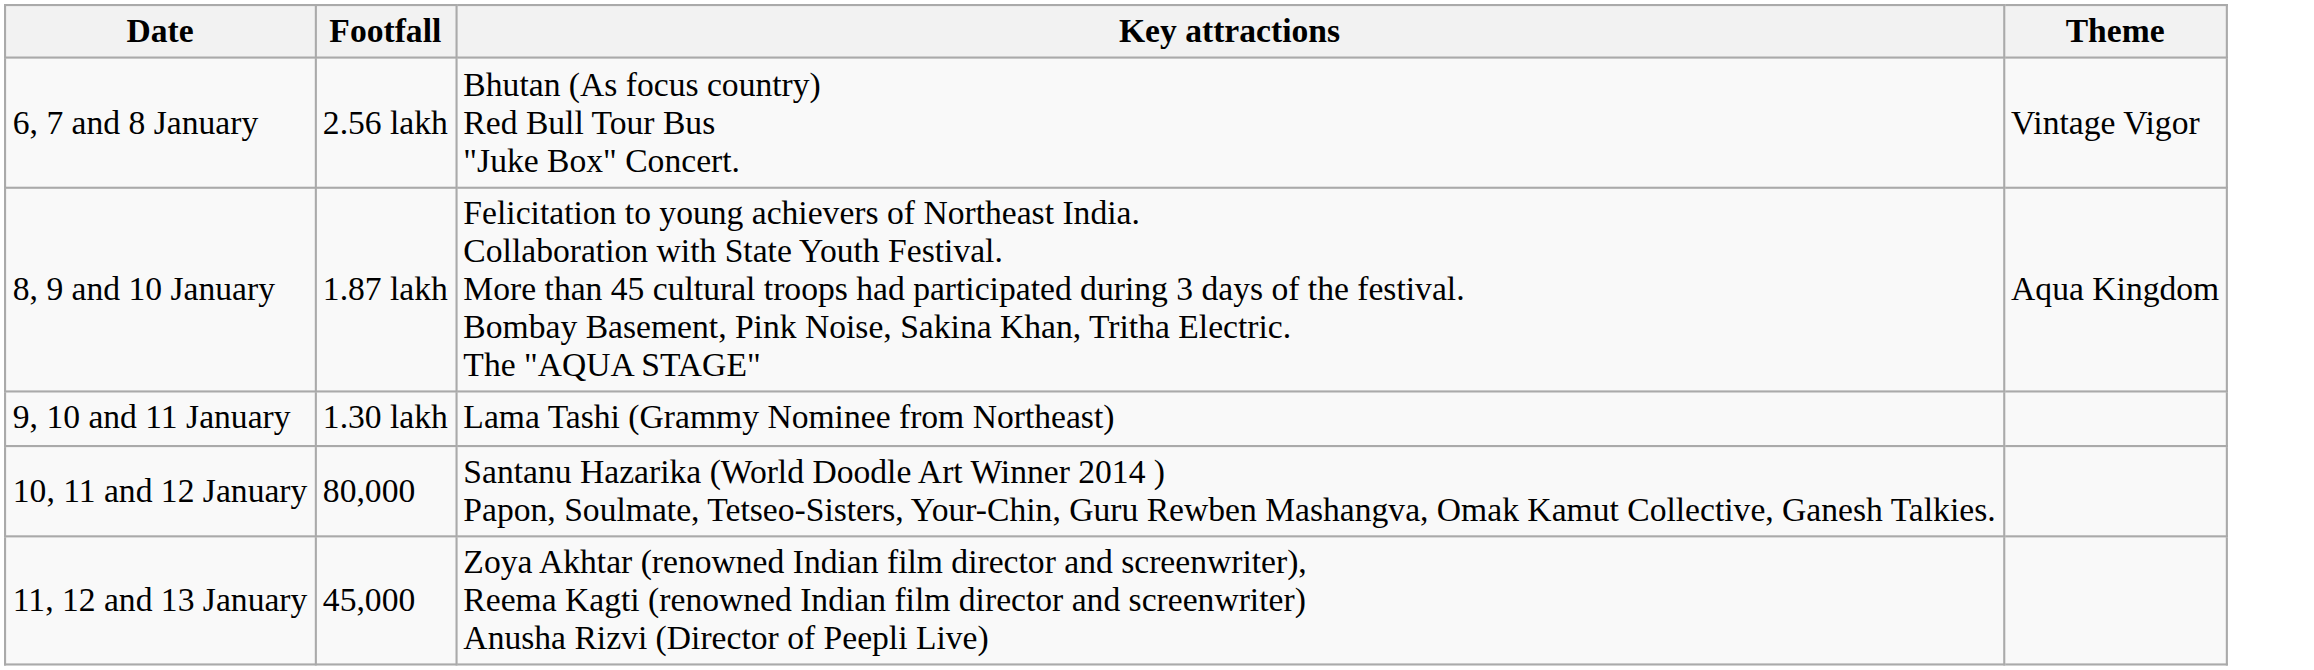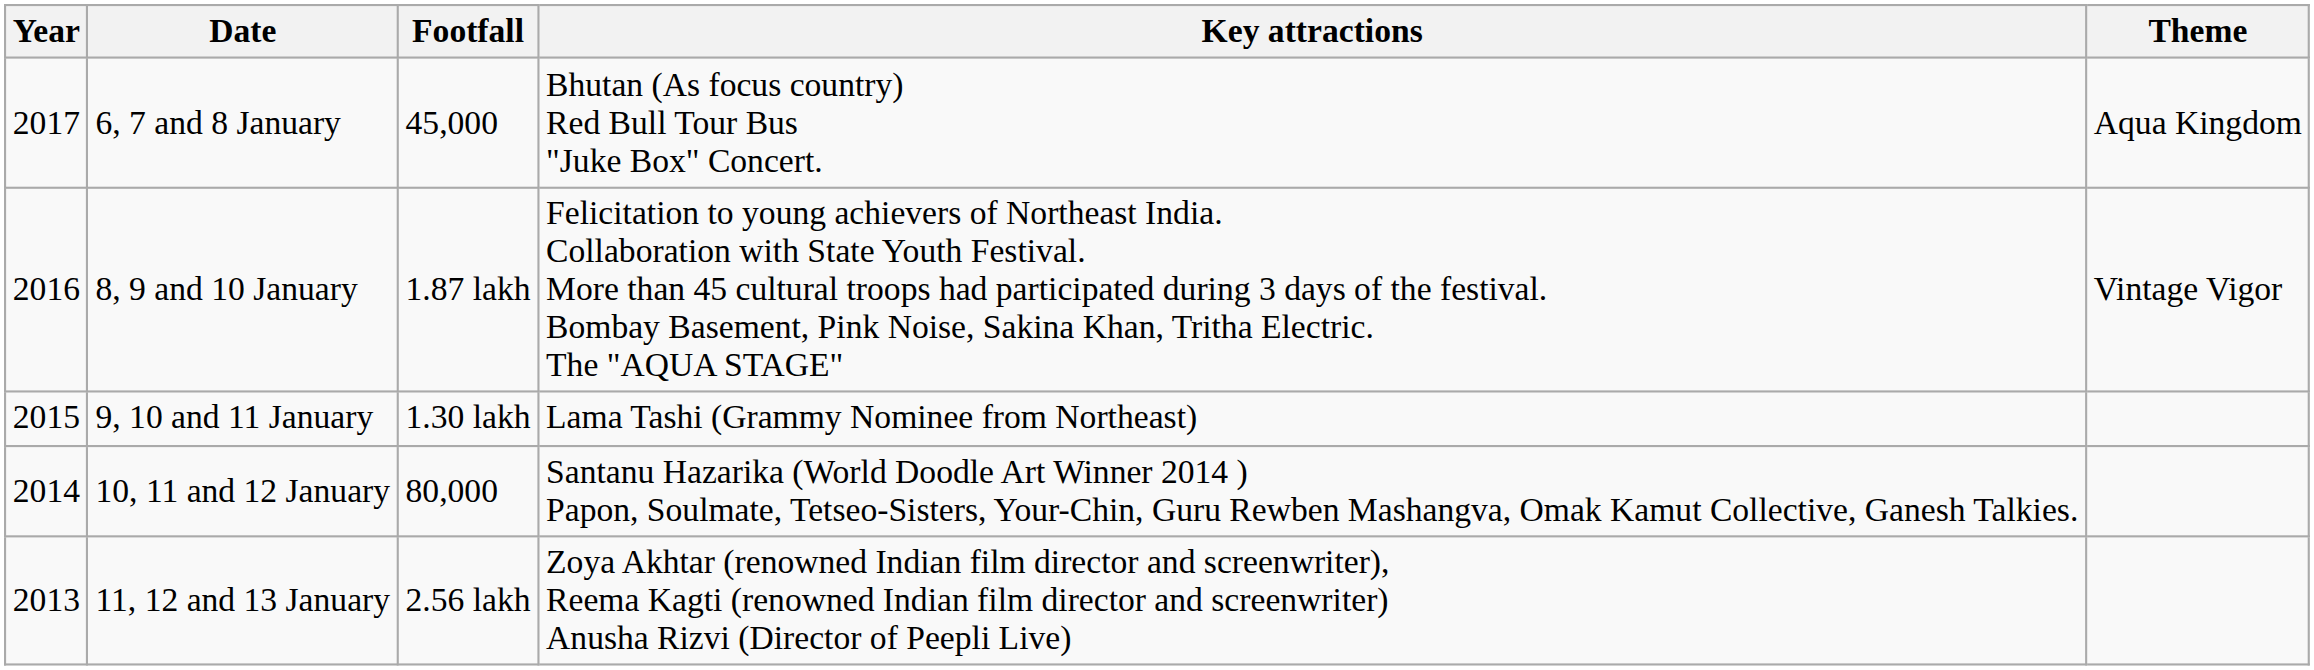+ column: (46, 31)
(385, 122) 2.56 lakh -> (452, 122) 45,000
(2105, 122) Vintage Vigor -> (2198, 122) Aqua Kingdom
(2115, 288) Aqua Kingdom -> (2188, 288) Vintage Vigor
(369, 599) 45,000 -> (468, 599) 2.56 lakh
